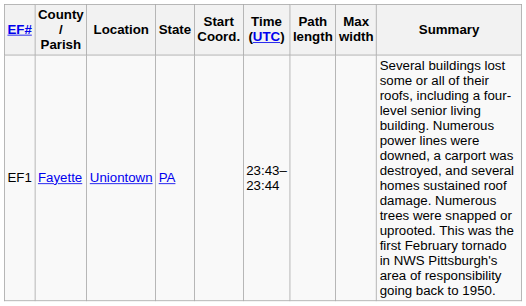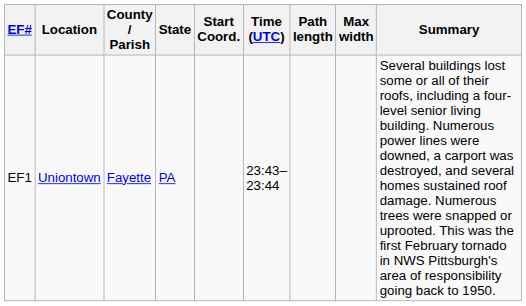columns swapped: (121, 29) <-> (61, 29)
